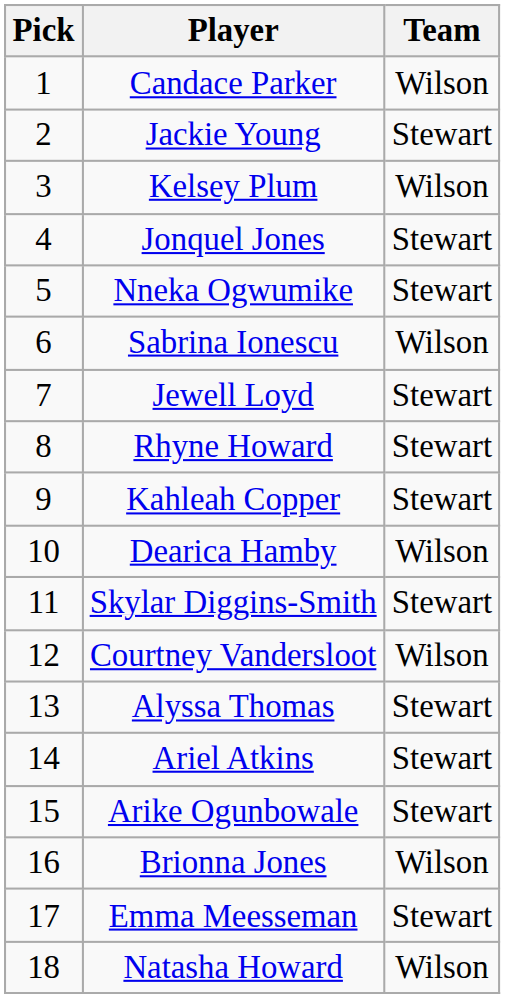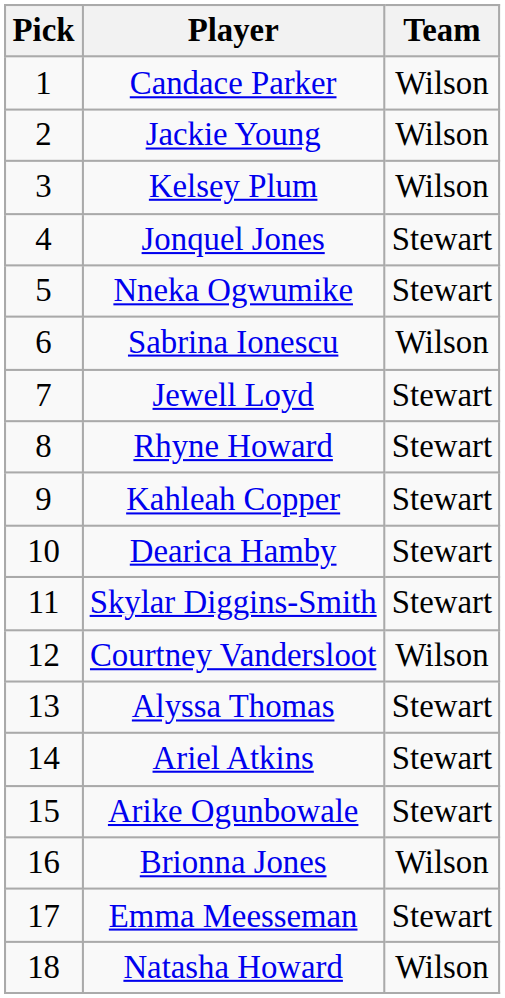(442, 134) Stewart -> (442, 134) Wilson
(442, 550) Wilson -> (442, 550) Stewart
